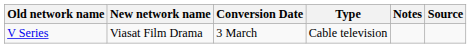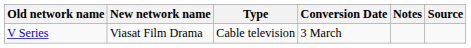columns swapped: (348, 14) <-> (260, 14)
